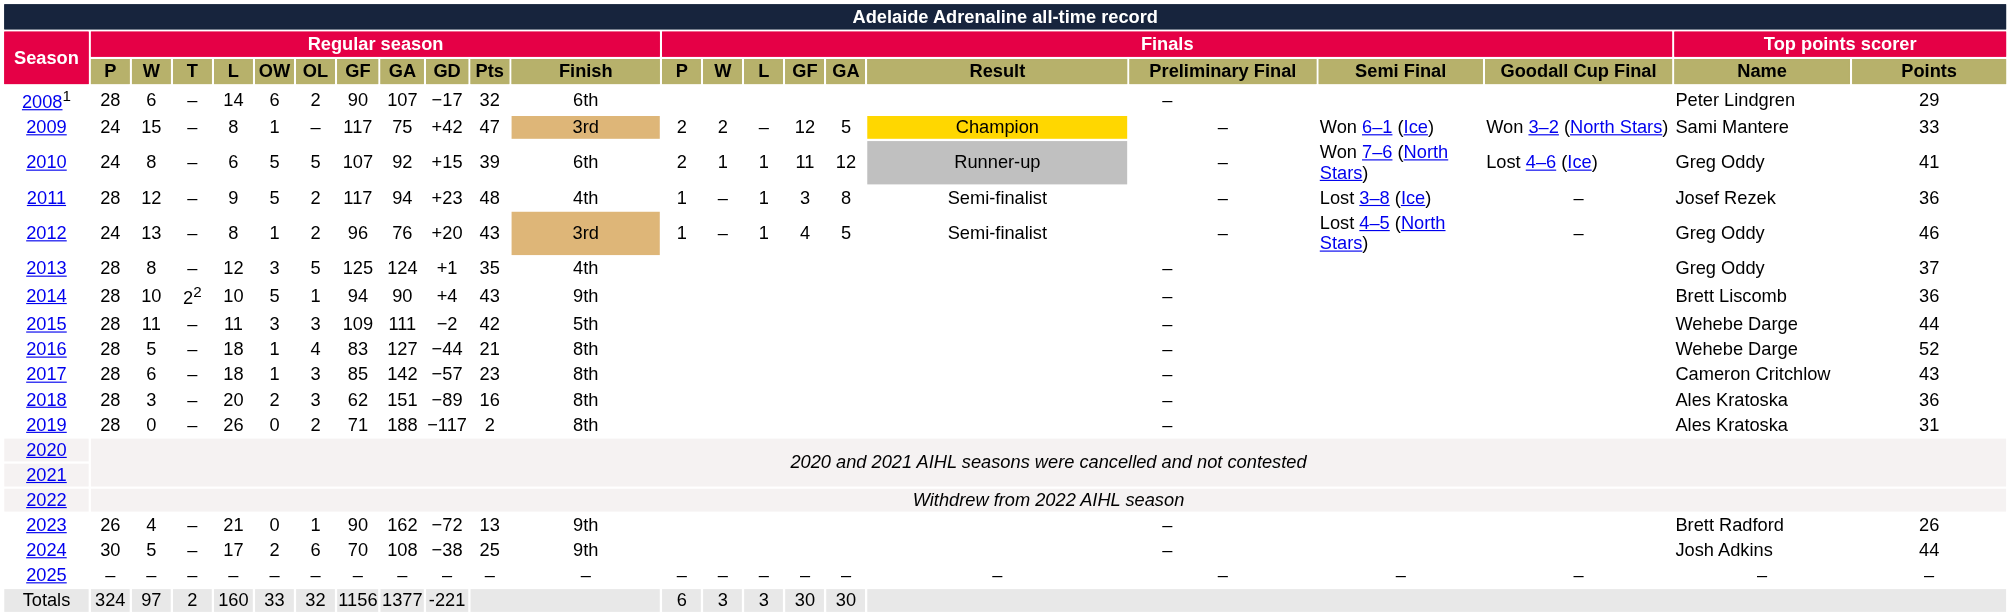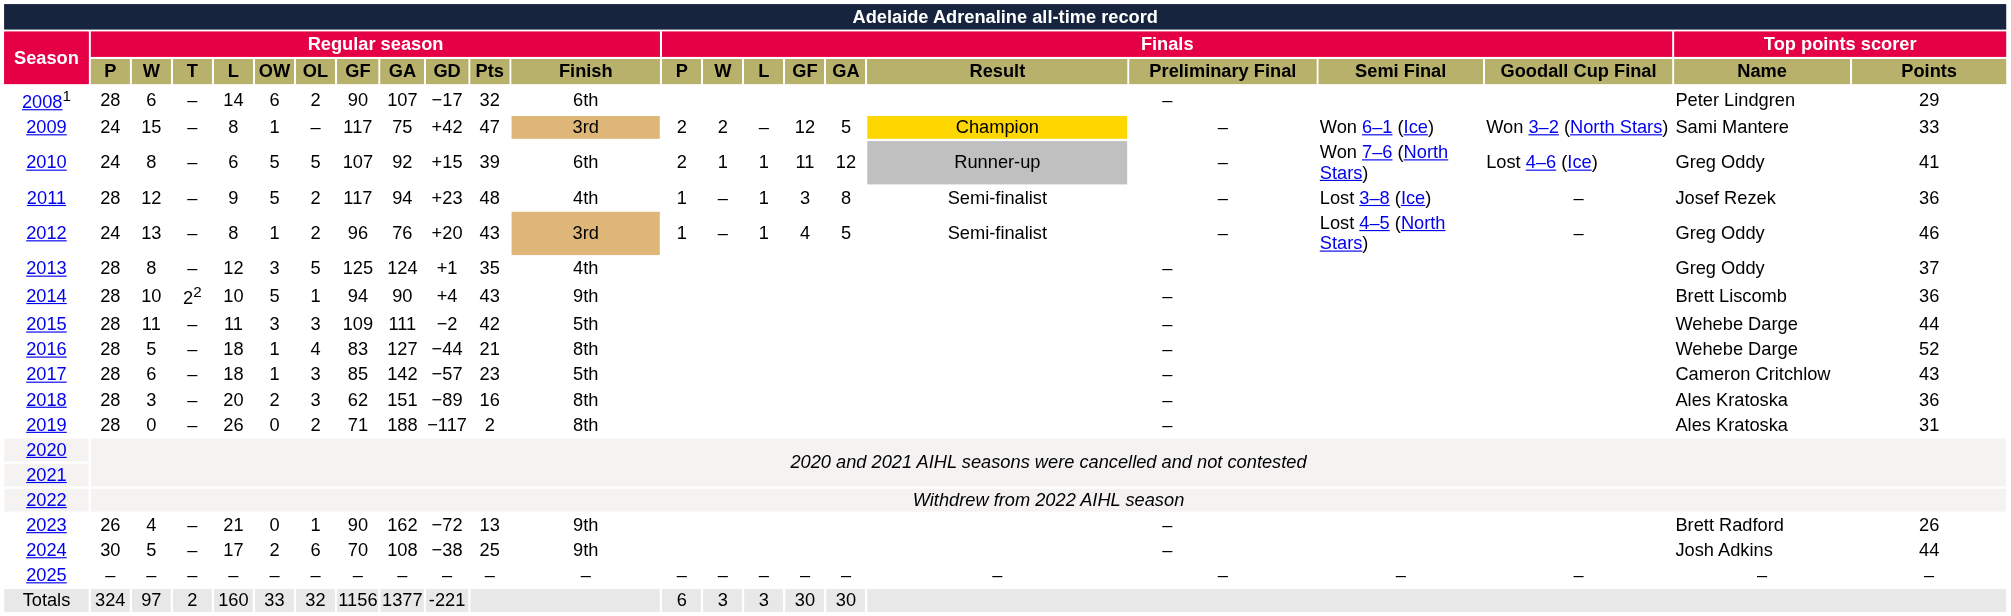(586, 374) 8th -> (586, 374) 5th
